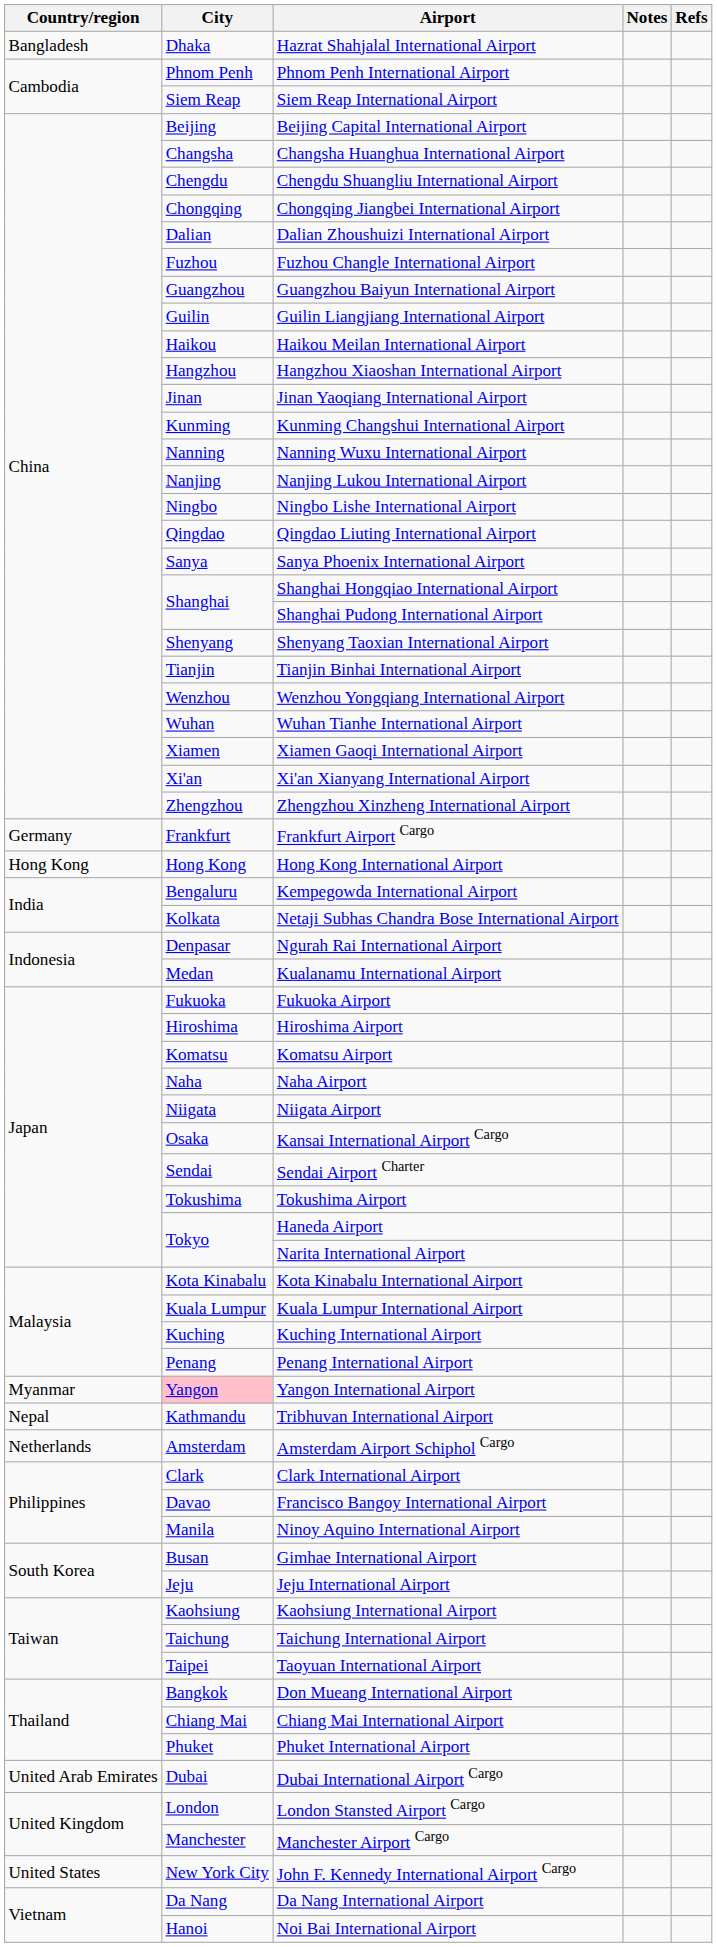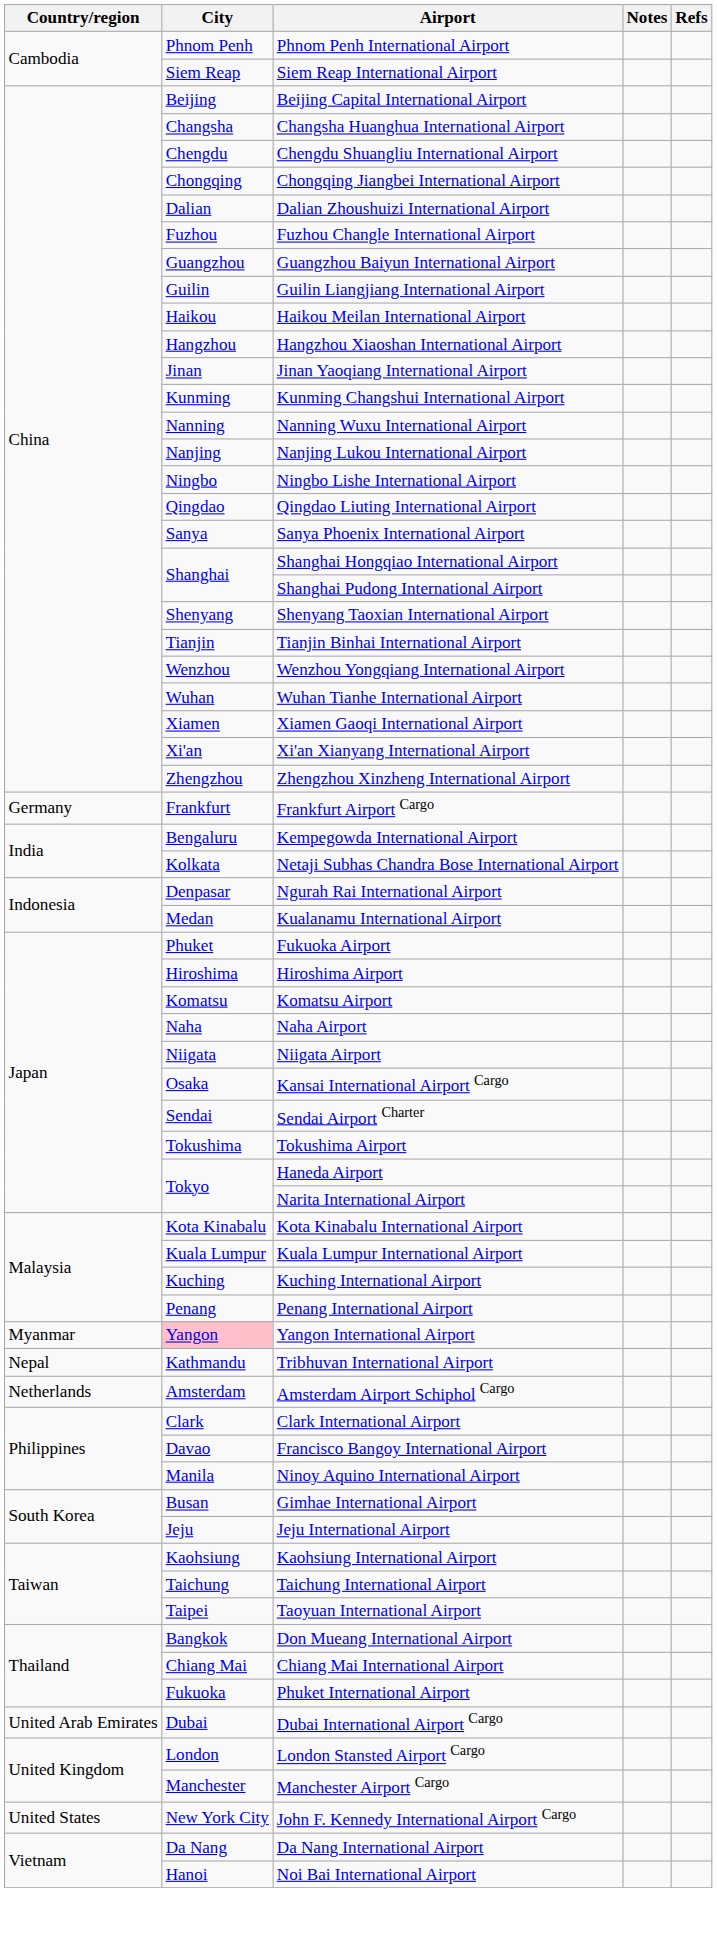- row: (406, 45)
- row: (390, 864)
(196, 1000) Fukuoka -> (189, 945) Phuket
(189, 1747) Phuket -> (196, 1692) Fukuoka
